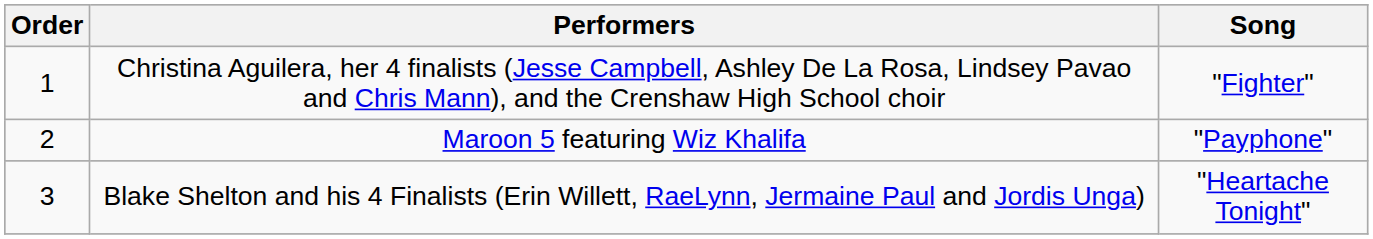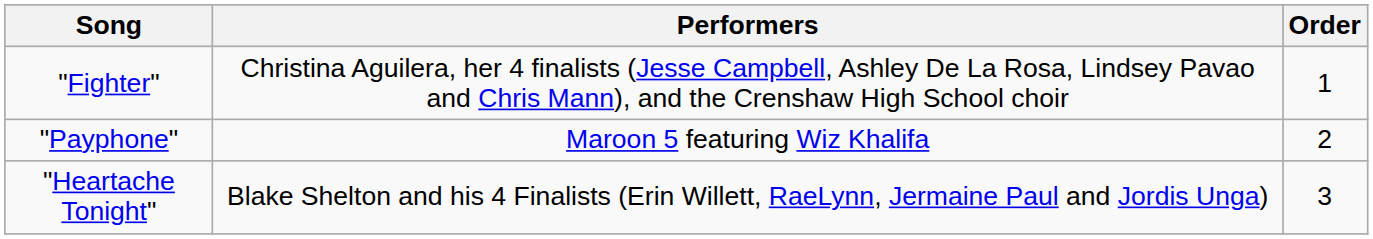columns swapped: (47, 25) <-> (1263, 25)
